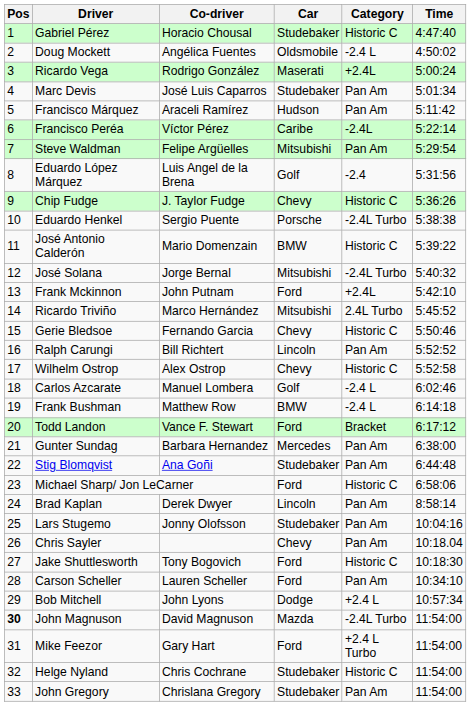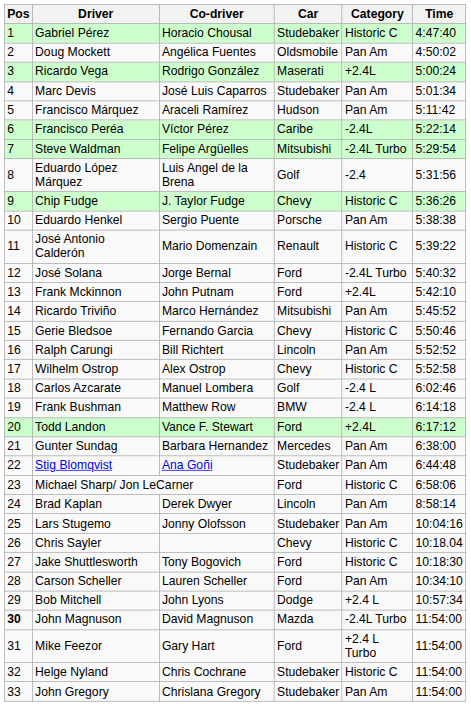(360, 52) -2.4 L -> (366, 52) Pan Am
(366, 149) Pan Am -> (376, 149) -2.4L Turbo
(376, 220) -2.4L Turbo -> (366, 220) Pan Am
(292, 246) BMW -> (298, 246) Renault
(304, 272) Mitsubishi -> (290, 272) Ford
(374, 311) 2.4L Turbo -> (366, 311) Pan Am
(365, 427) Bracket -> (360, 427) +2.4L
(366, 542) Pan Am -> (371, 542) Historic C
